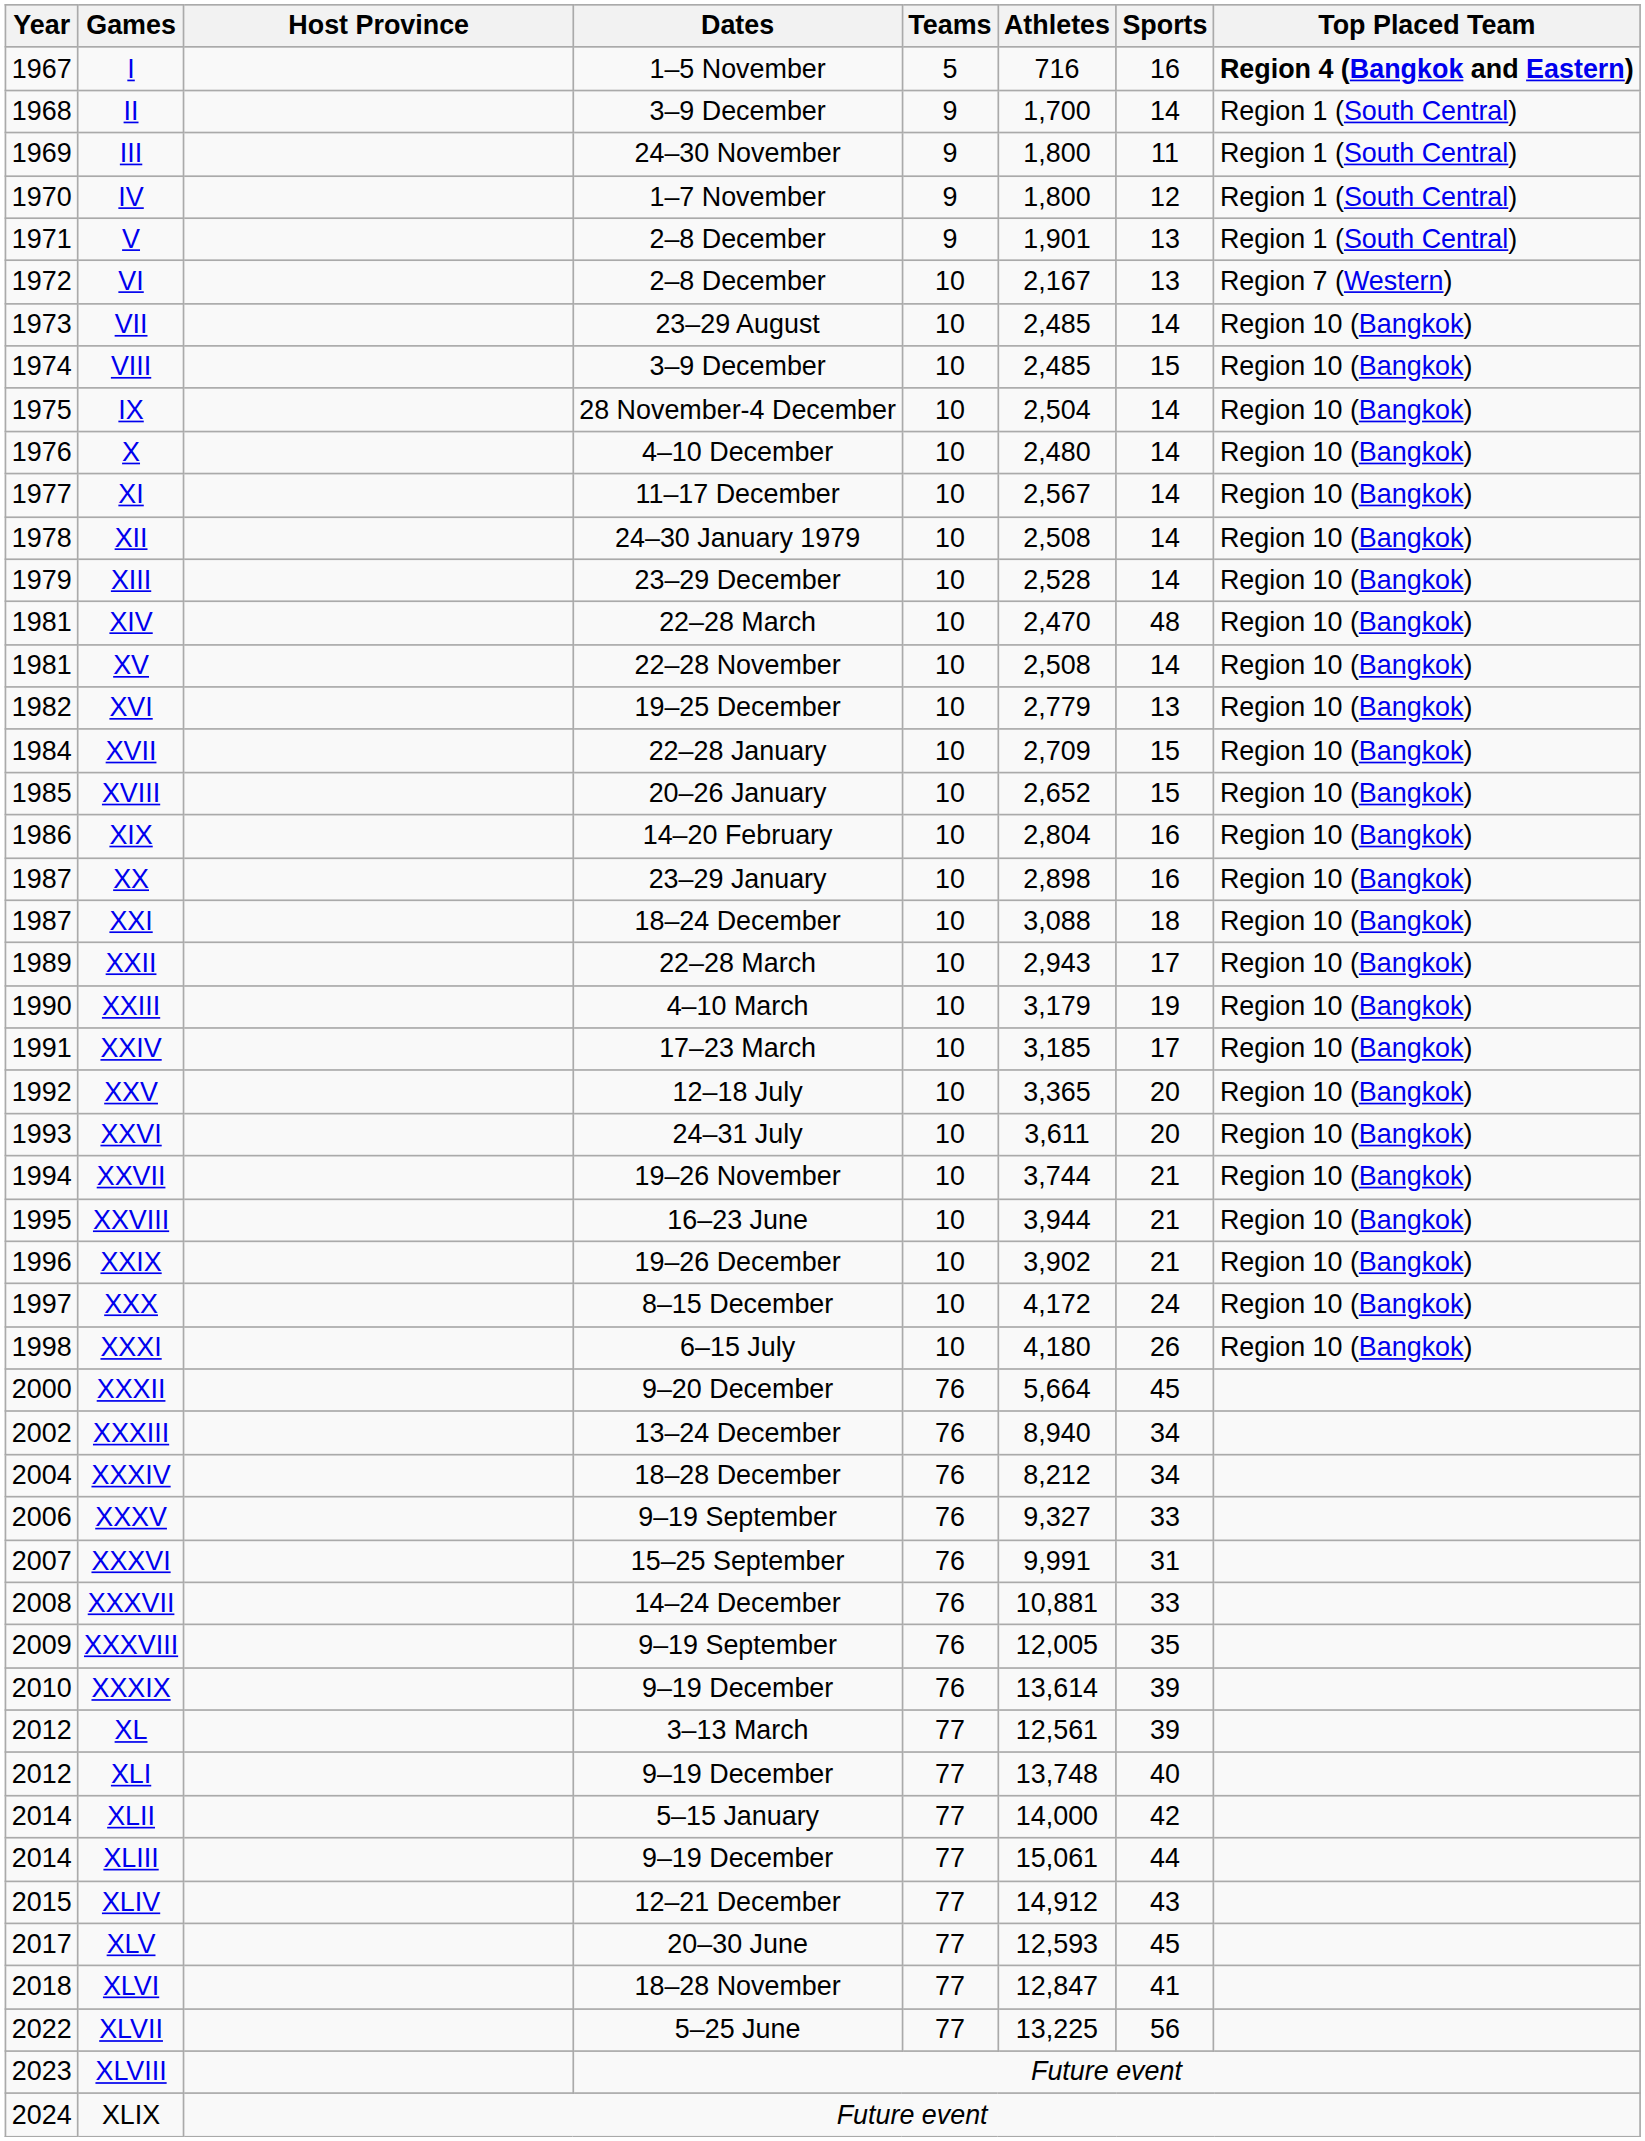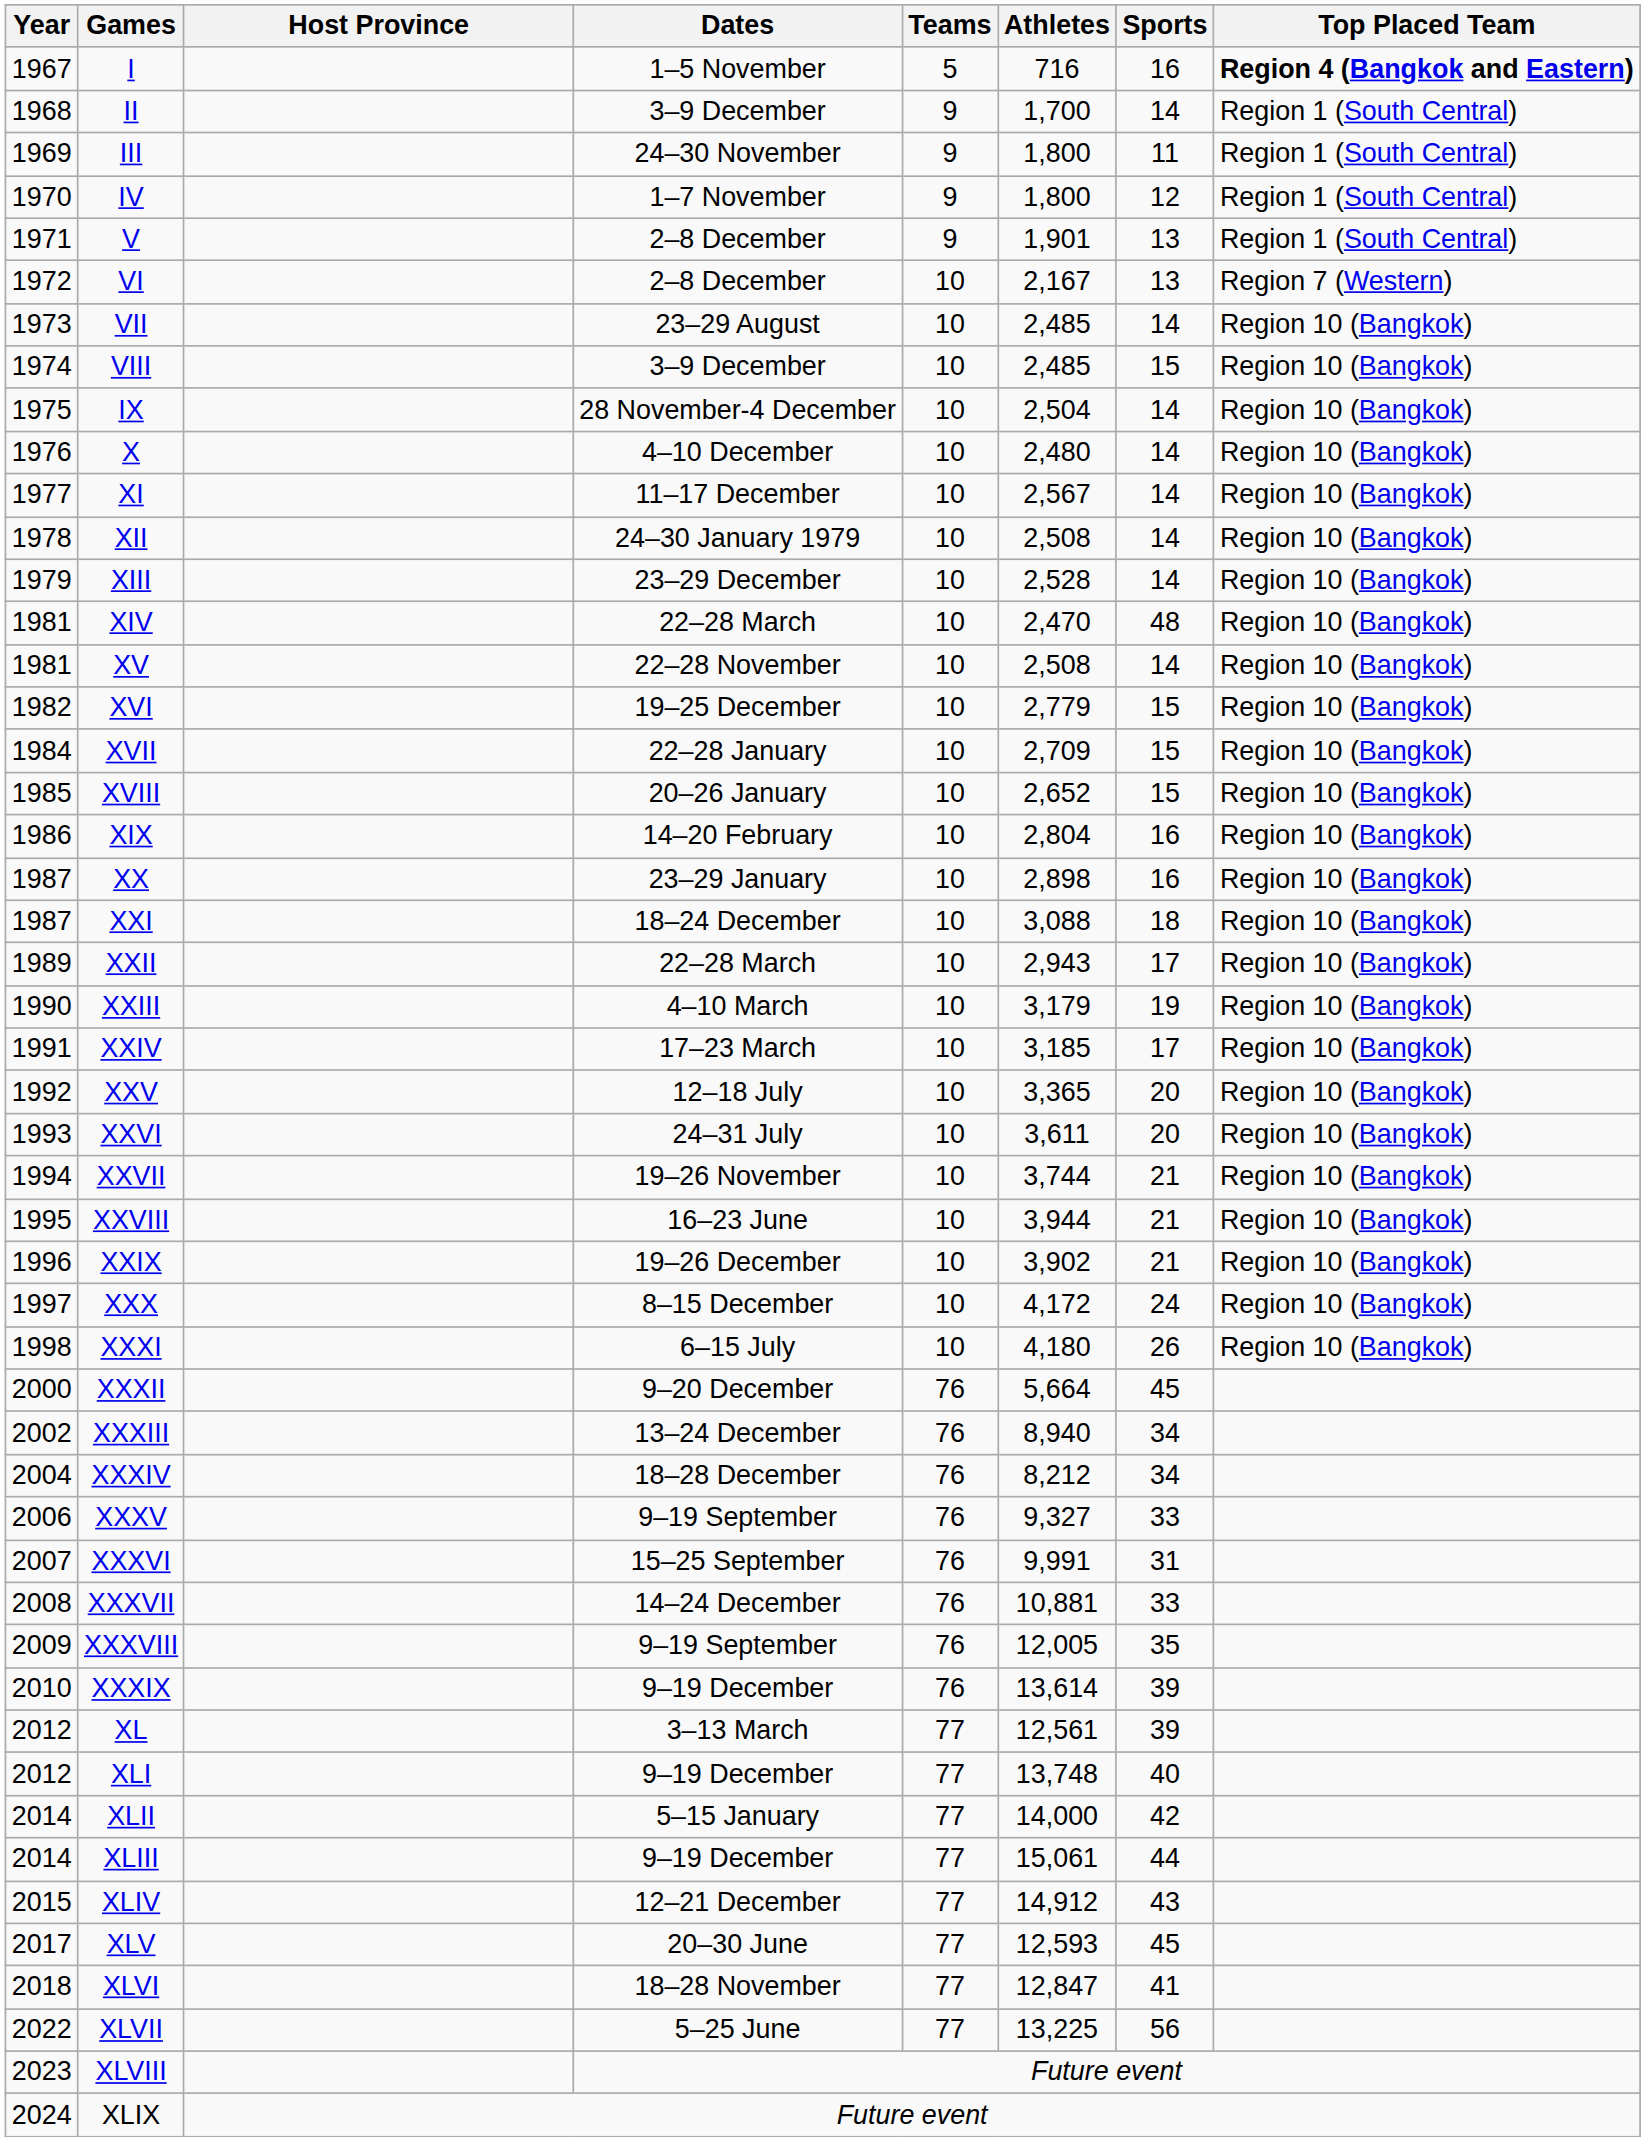(1165, 707) 13 -> (1165, 707) 15
